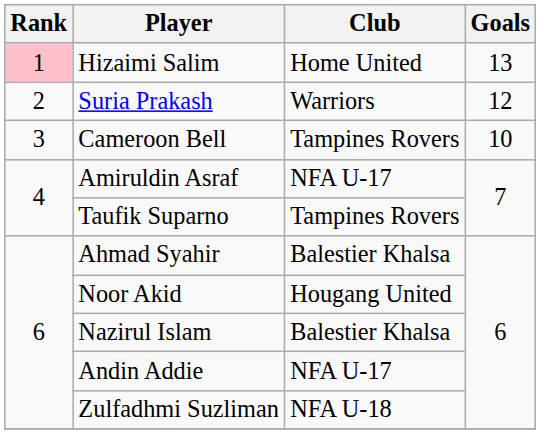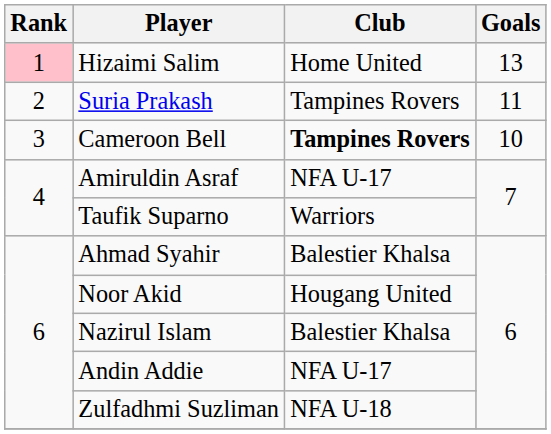(332, 100) Warriors -> (375, 100) Tampines Rovers
(500, 100) 12 -> (511, 100) 11
(375, 139) normal -> (380, 139) bold
(375, 216) Tampines Rovers -> (332, 216) Warriors
